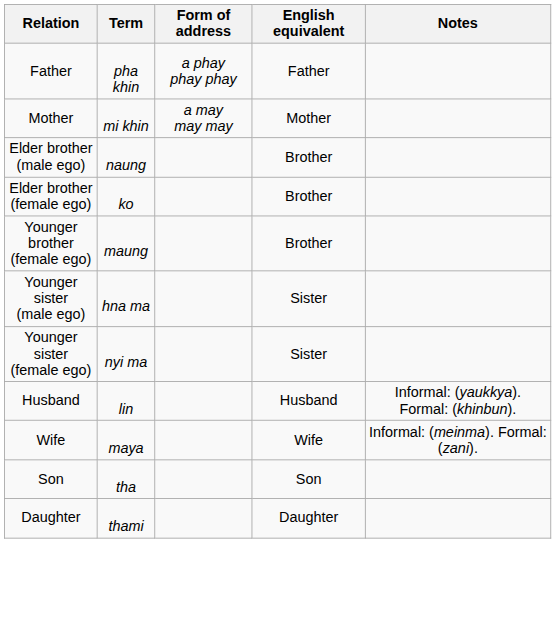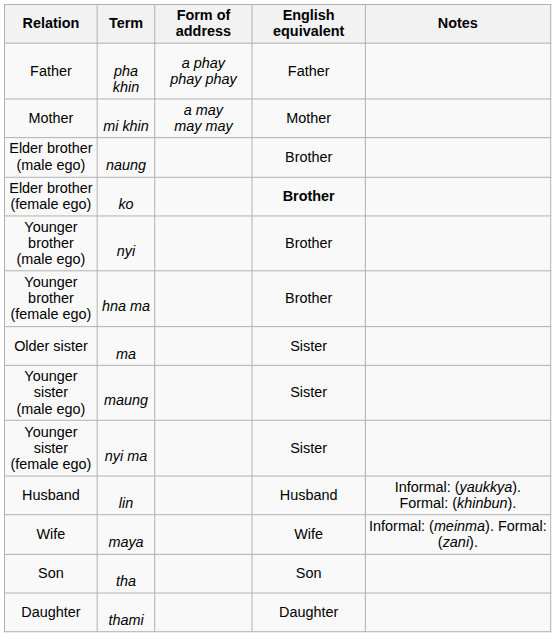(309, 196) normal -> (309, 196) bold
+ row: (51, 243)
(126, 251) maung -> (126, 306) hna ma
+ row: (51, 345)
(126, 306) hna ma -> (126, 401) maung
